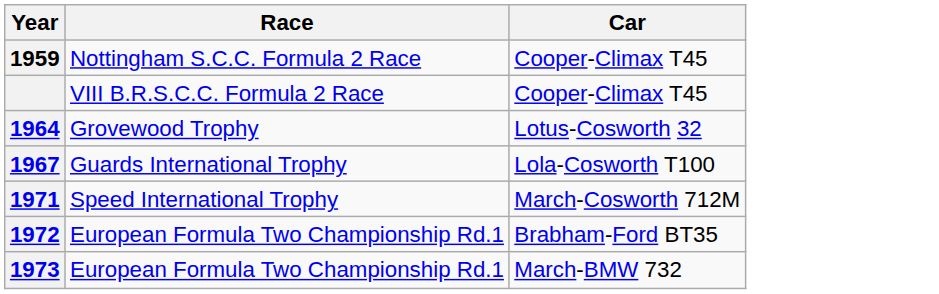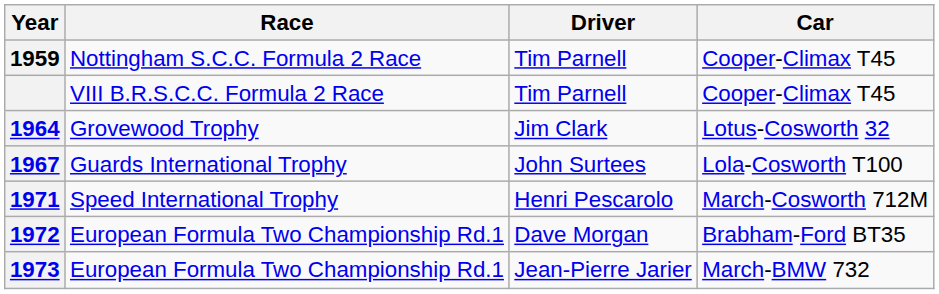+ column: (603, 23)
